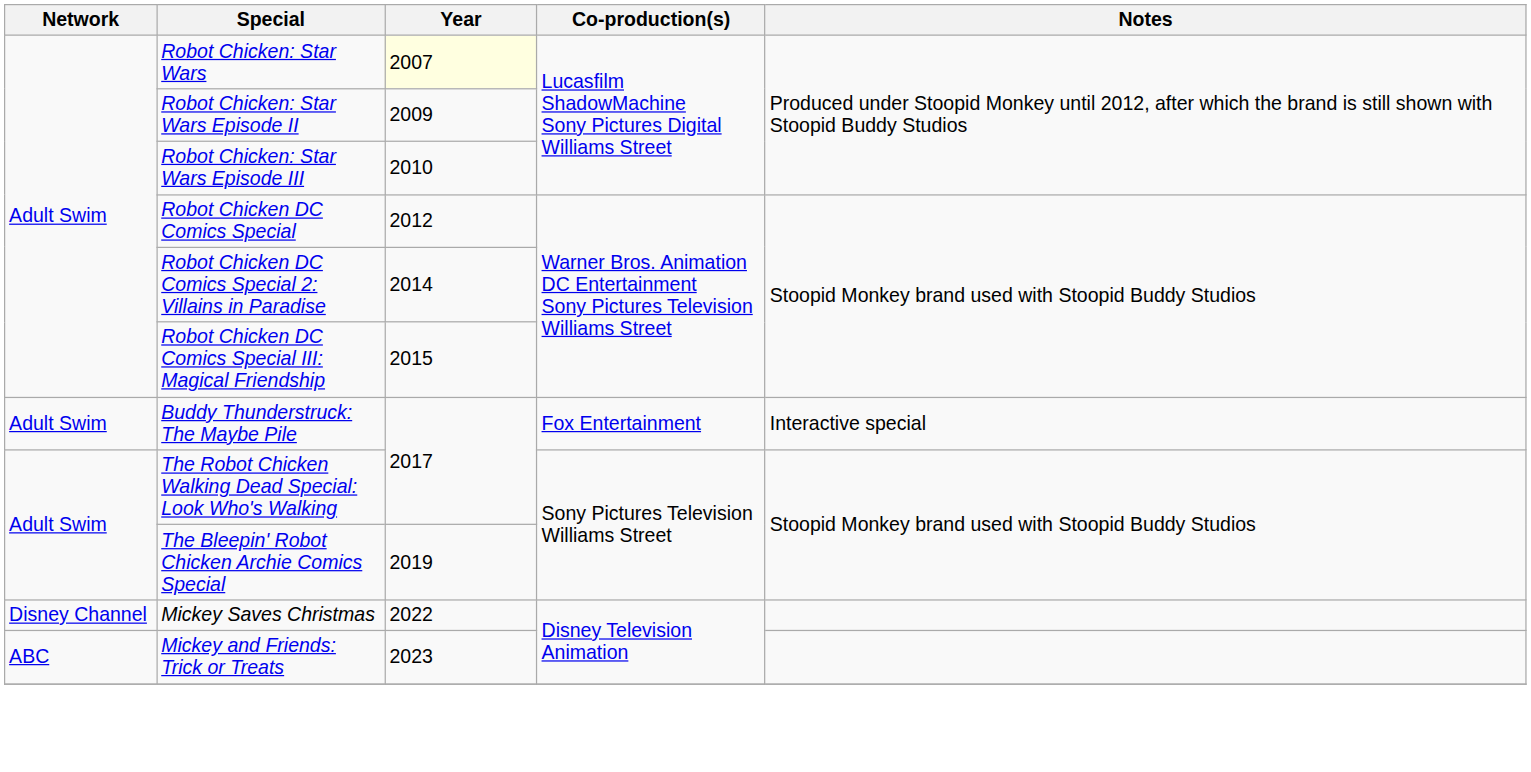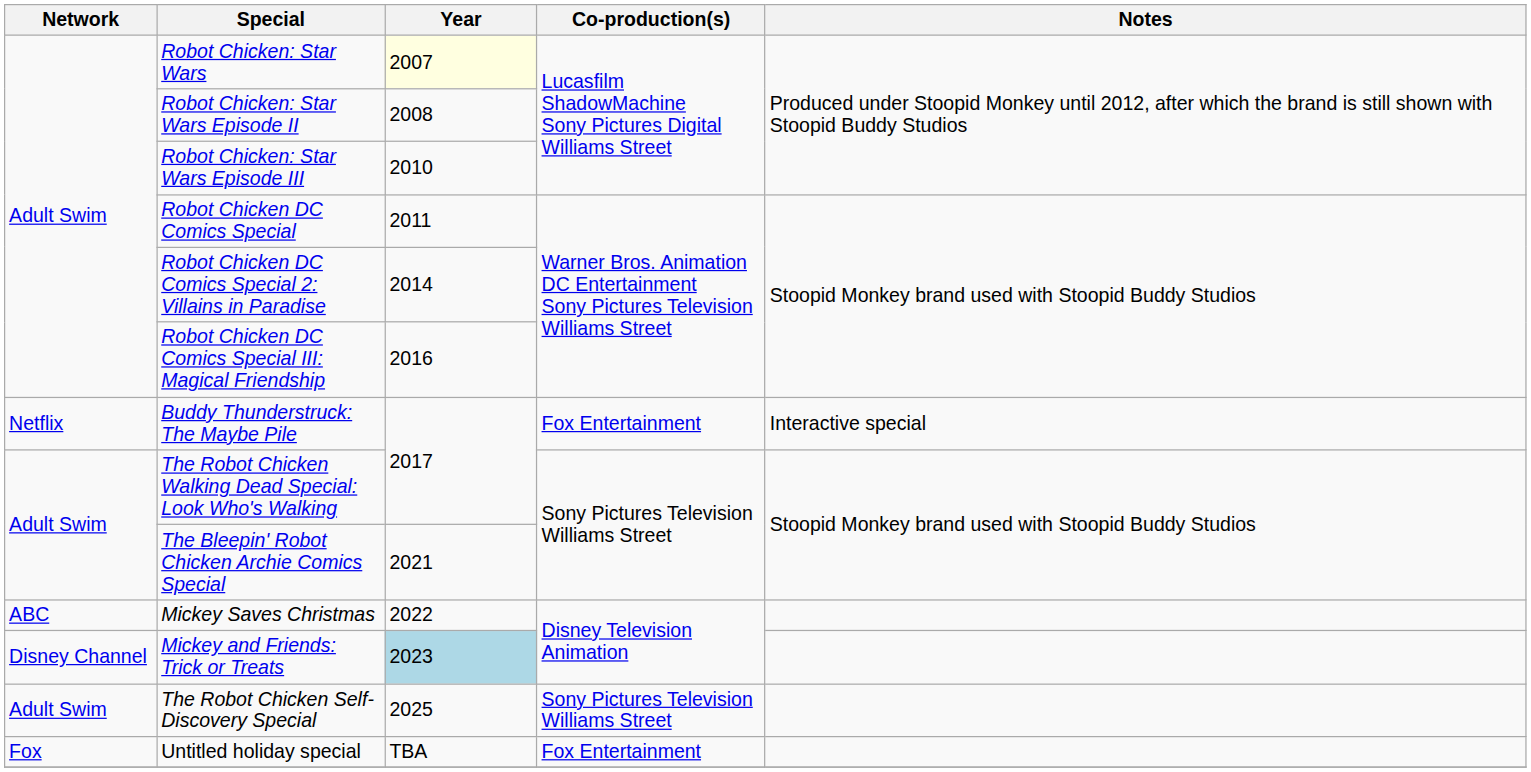(411, 114) 2009 -> (411, 114) 2008
(411, 220) 2012 -> (410, 220) 2011
(411, 359) 2015 -> (411, 359) 2016
(58, 423) Adult Swim -> (36, 423) Netflix
(411, 562) 2019 -> (411, 562) 2021
(78, 615) Disney Channel -> (29, 615) ABC
(29, 656) ABC -> (78, 656) Disney Channel
(411, 656) no background -> (411, 656) lightblue background
+ row: (268, 709)
+ row: (261, 751)
